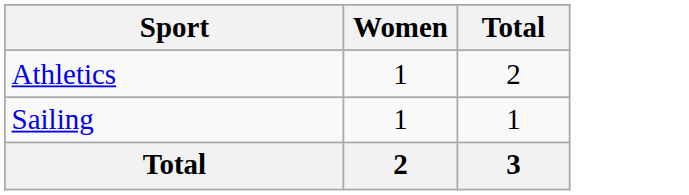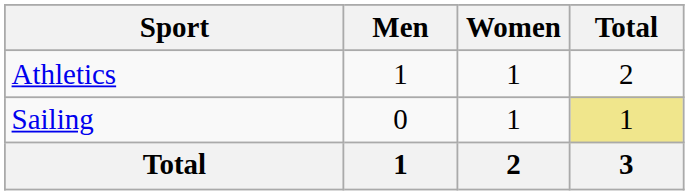+ column: (400, 27)
(513, 119) no background -> (626, 119) khaki background
